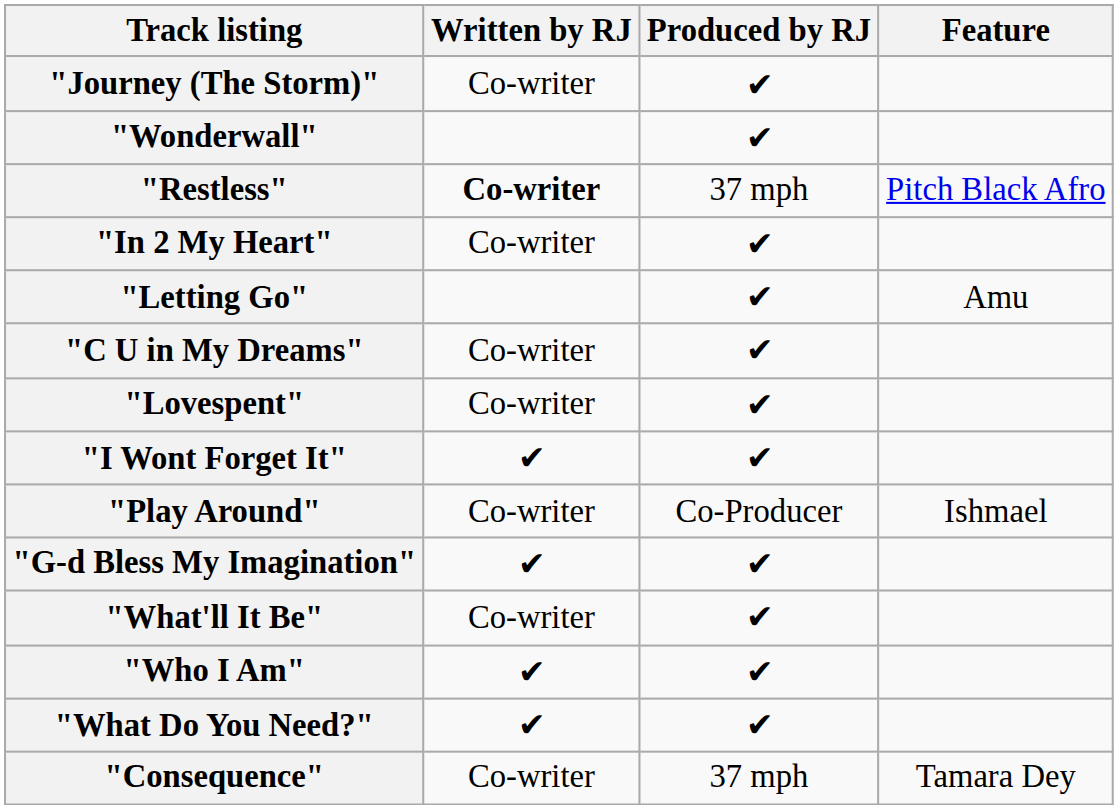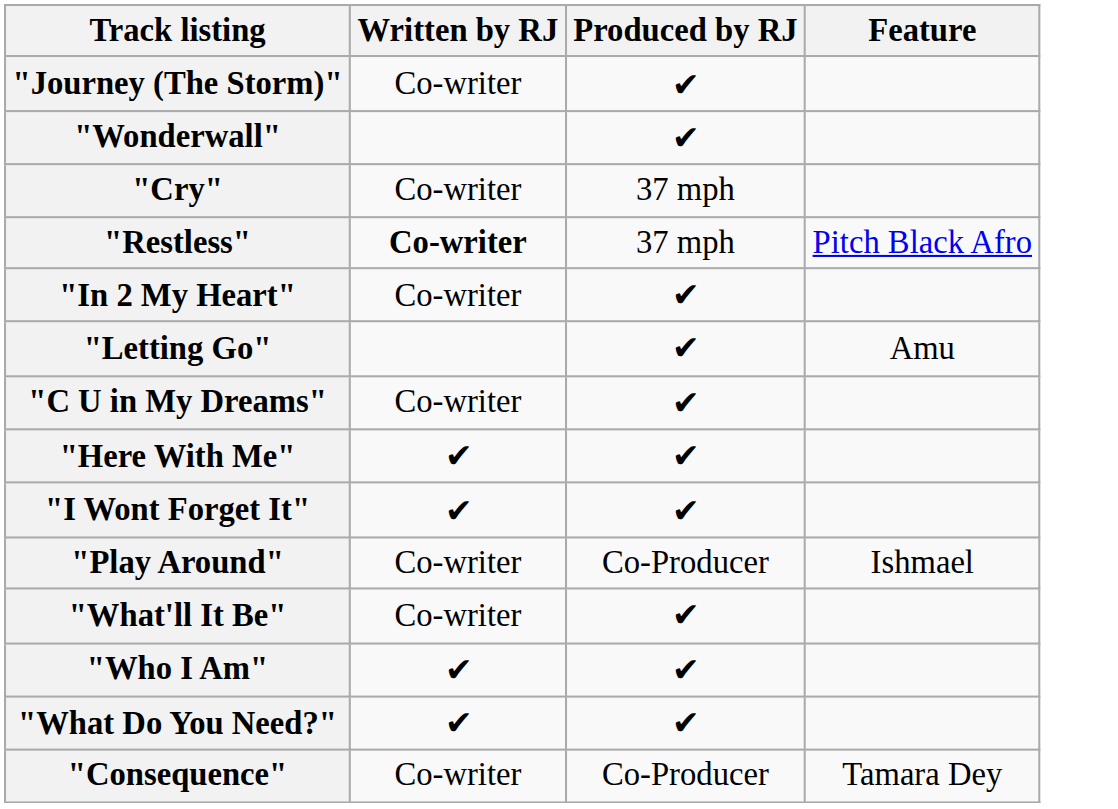+ row: (178, 189)
- row: (214, 403)
+ row: (178, 455)
- row: (214, 563)
(759, 777) 37 mph -> (685, 775) Co-Producer
